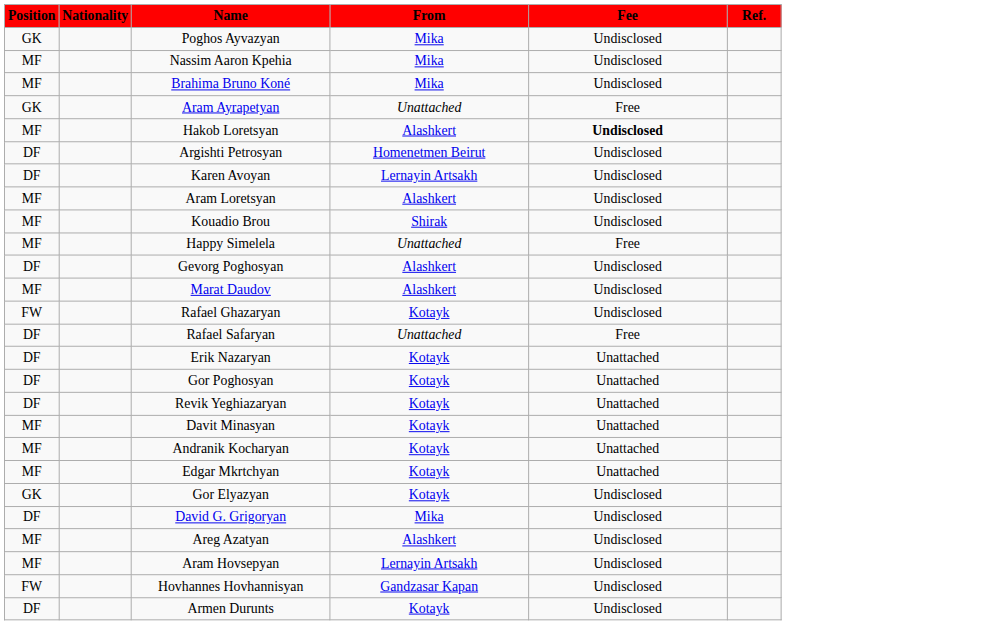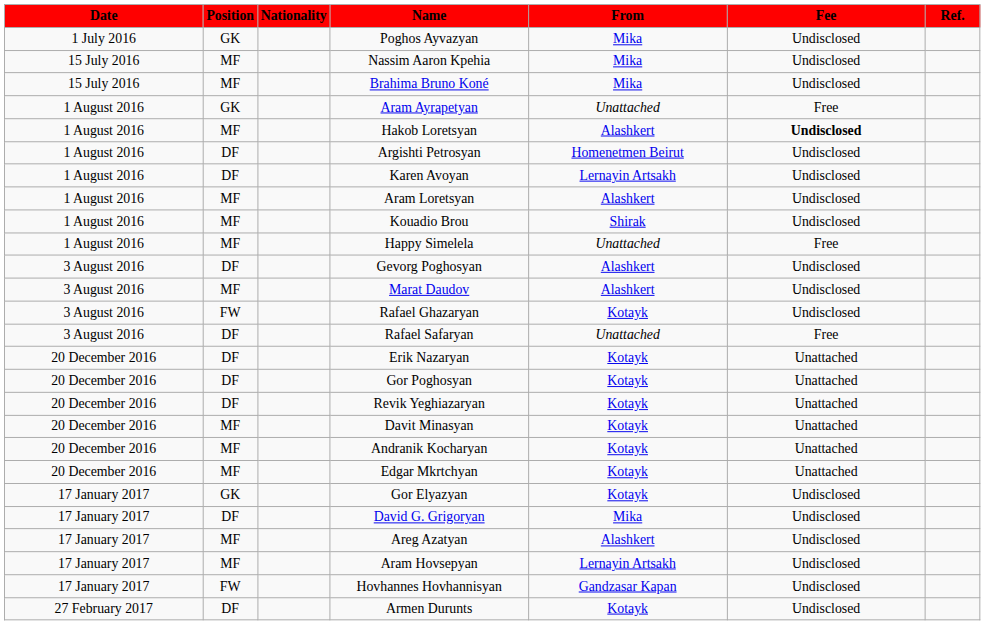+ column: (104, 16)
